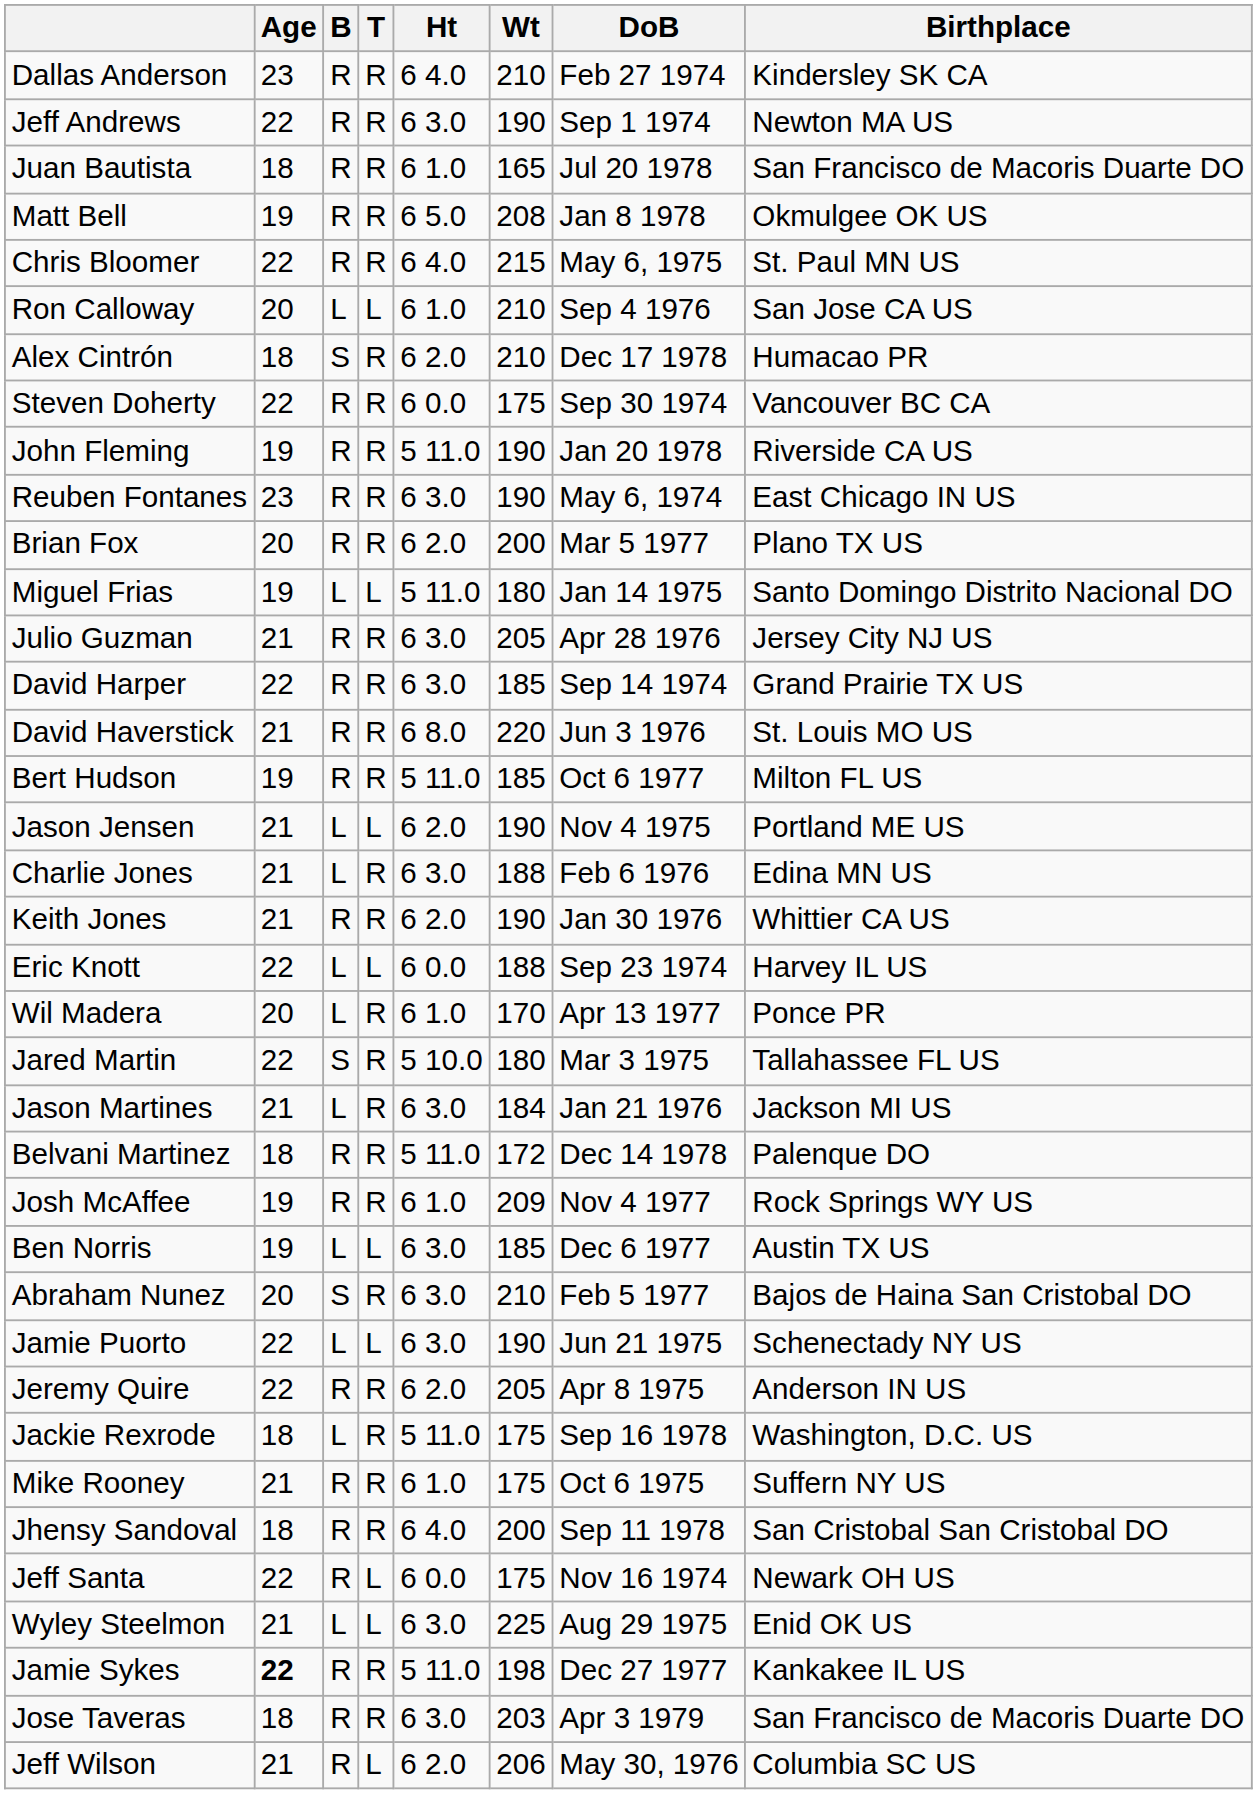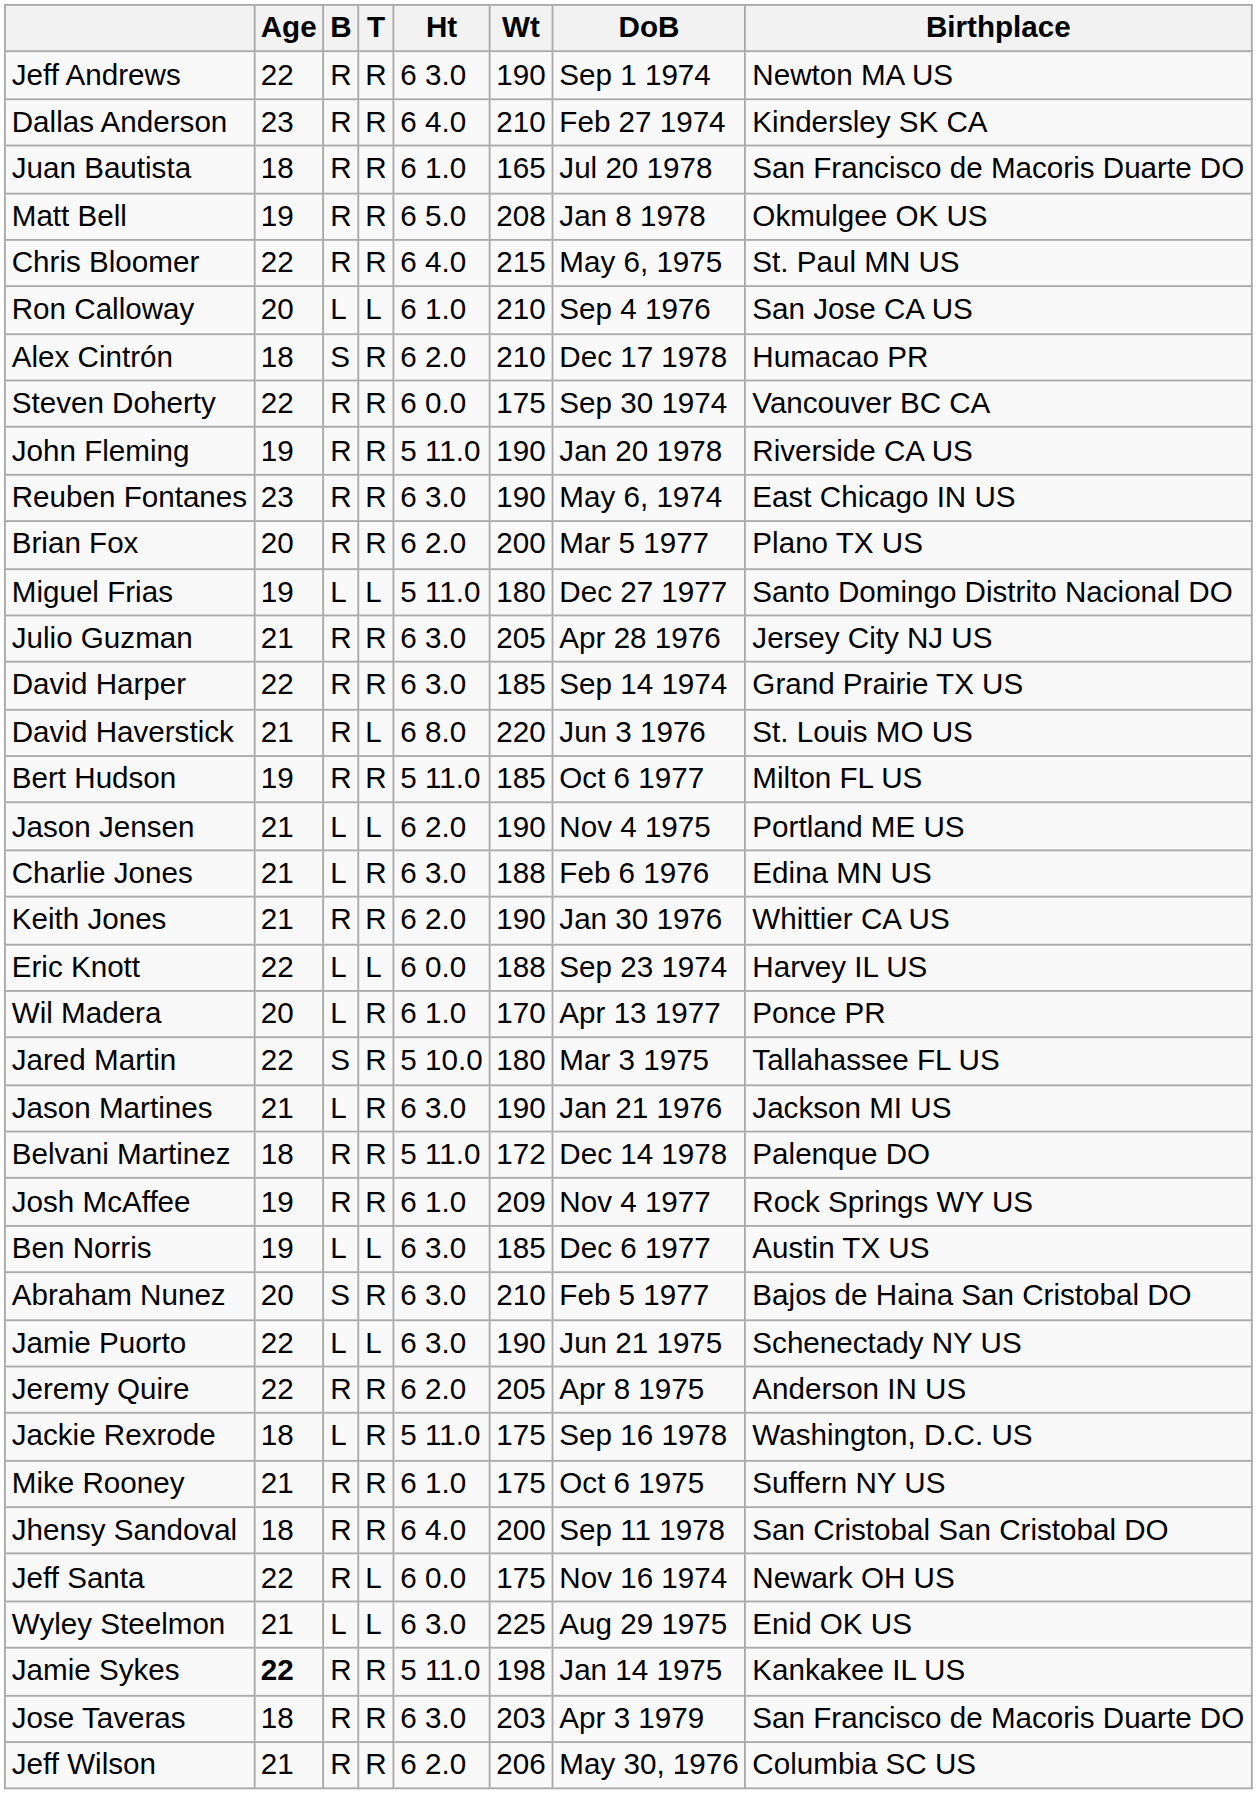rows swapped: (120, 74) <-> (96, 121)
(641, 591) Jan 14 1975 -> (643, 591) Dec 27 1977
(376, 732) R -> (374, 732) L
(521, 1107) 184 -> (521, 1107) 190
(643, 1671) Dec 27 1977 -> (641, 1671) Jan 14 1975
(374, 1764) L -> (376, 1764) R
